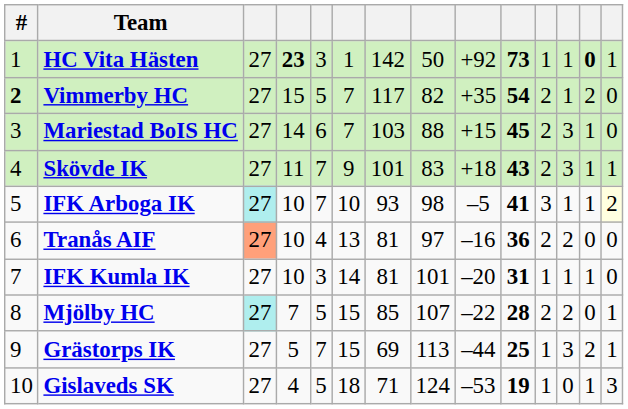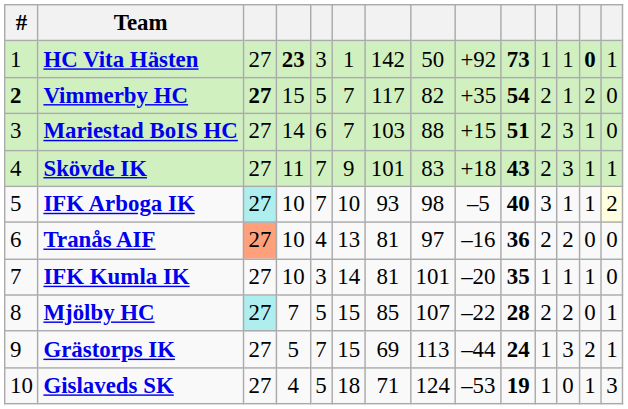(260, 95) normal -> (260, 95) bold
(518, 131) 45 -> (518, 131) 51
(518, 204) 41 -> (518, 204) 40
(518, 276) 31 -> (518, 276) 35
(518, 349) 25 -> (518, 349) 24
